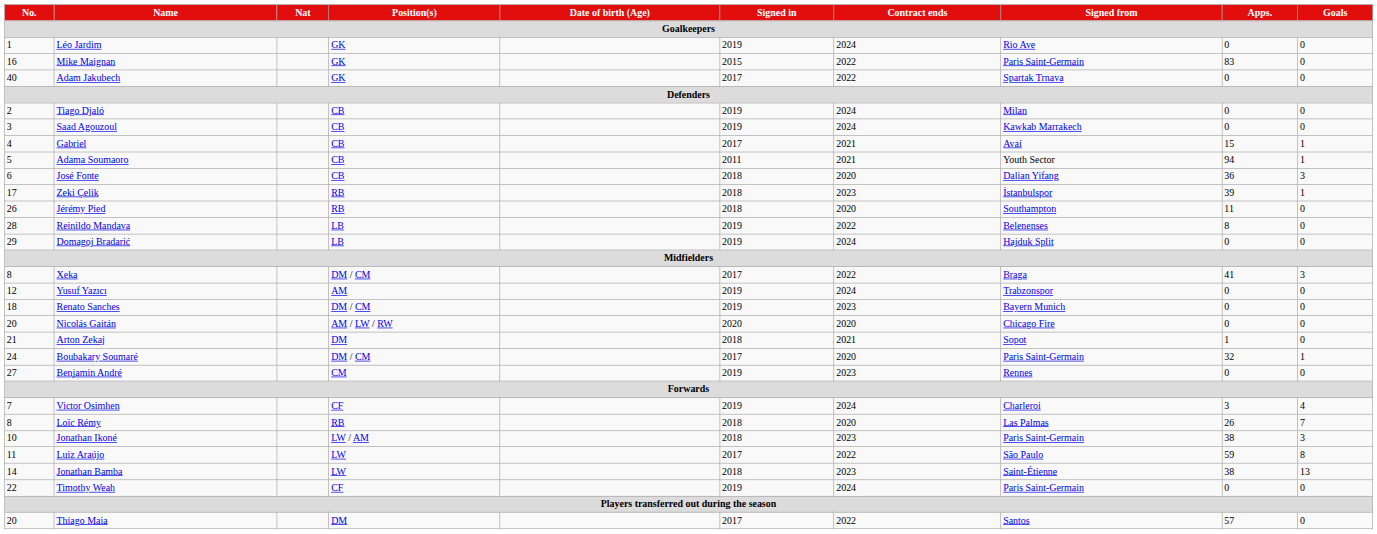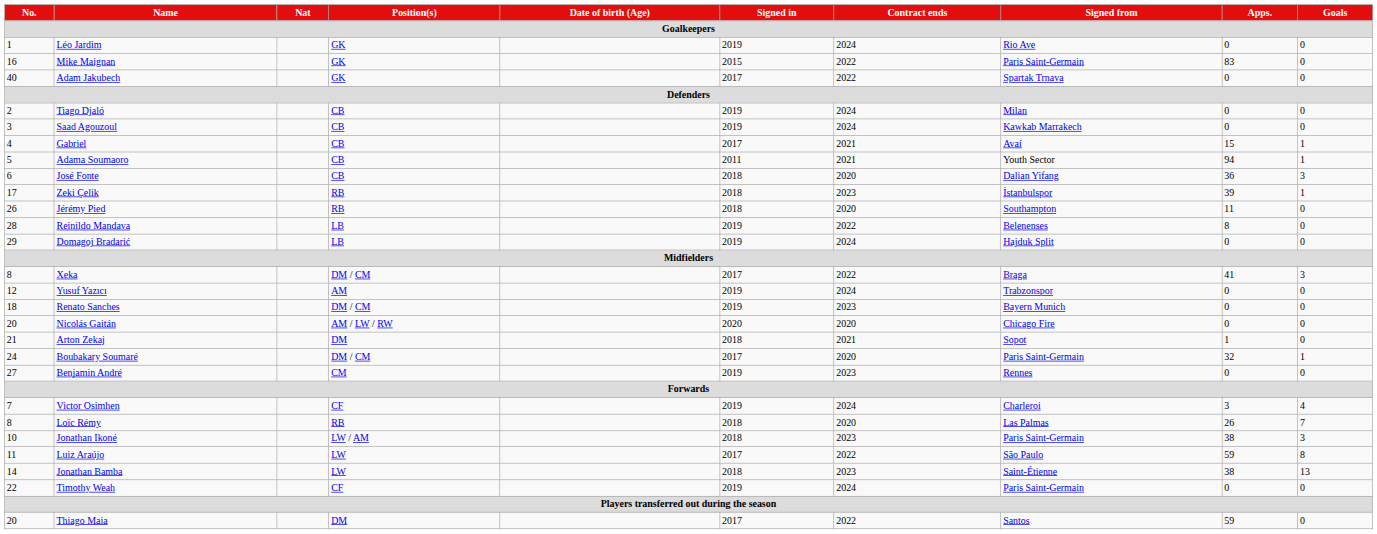(1229, 521) 57 -> (1229, 521) 59
